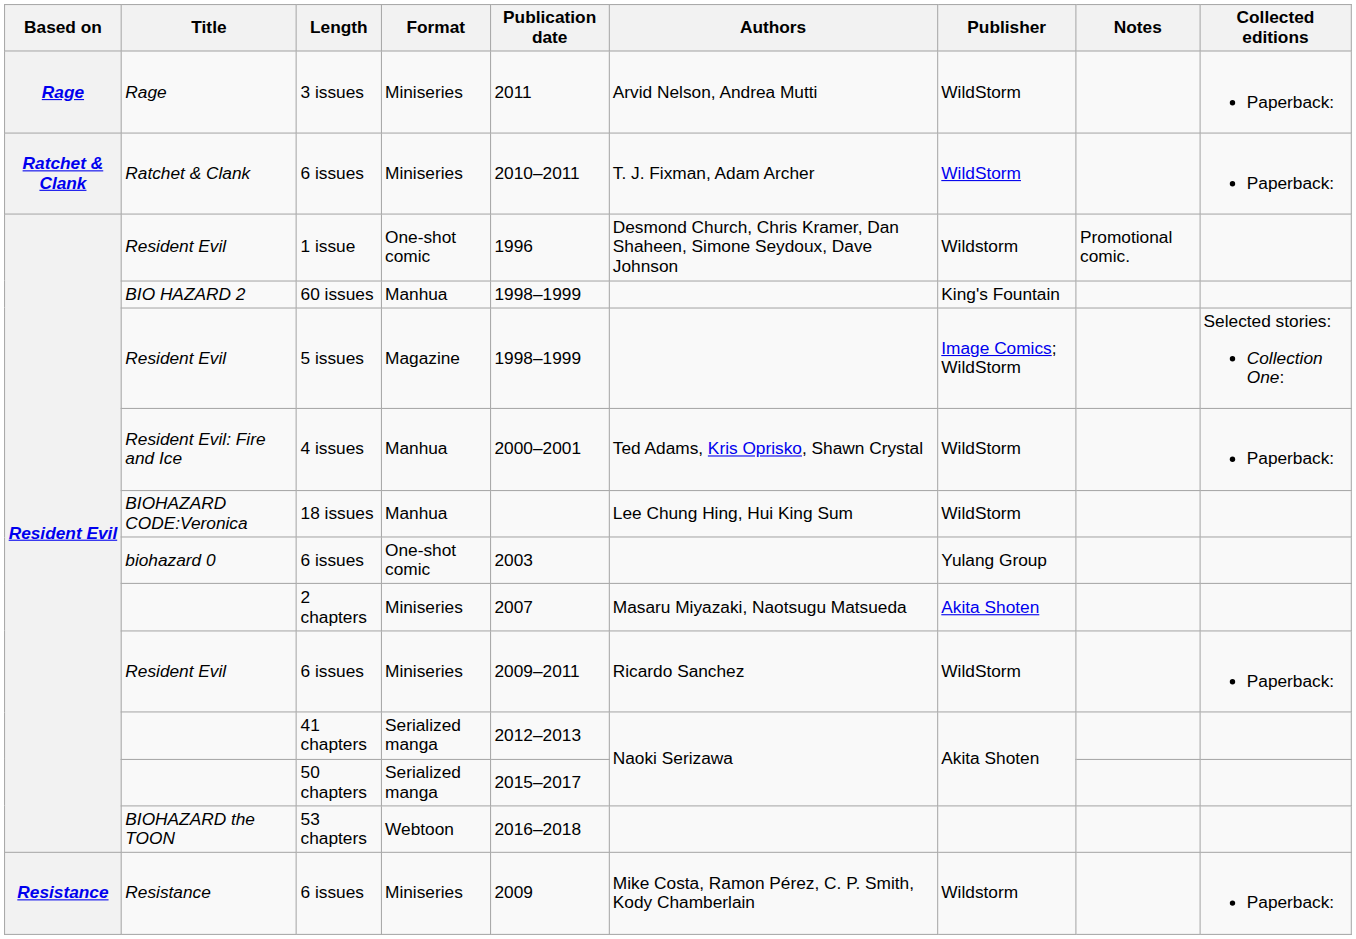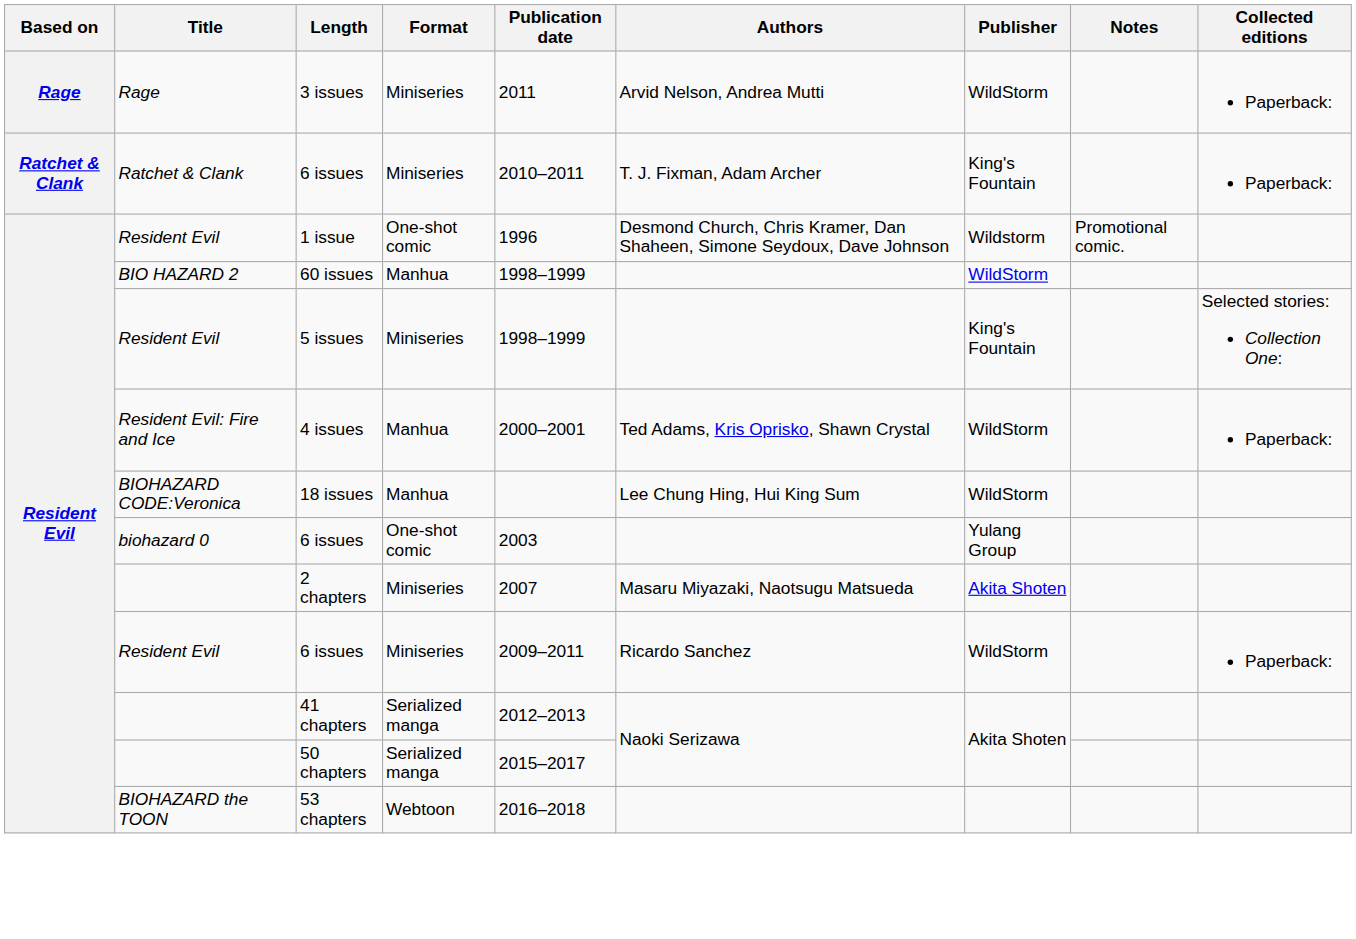(981, 173) WildStorm -> (1002, 173) King's Fountain
(1001, 294) King's Fountain -> (1008, 274) WildStorm
(422, 358) Magazine -> (425, 338) Miniseries
(999, 358) Image Comics; WildStorm -> (1002, 338) King's Fountain
- row: (168, 893)
